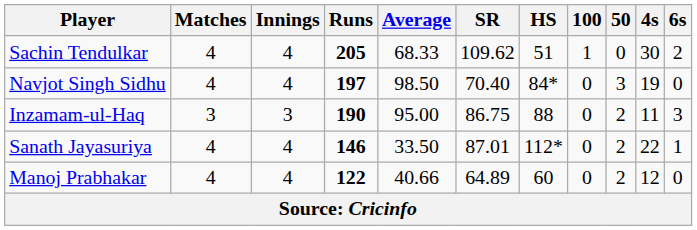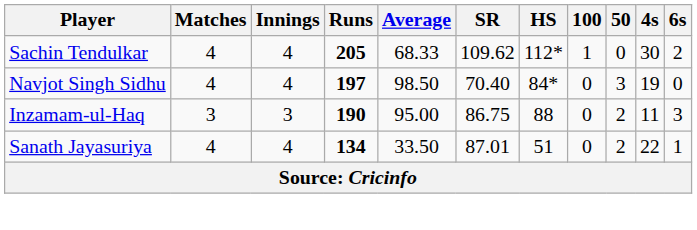(543, 51) 51 -> (543, 51) 112*
(351, 146) 146 -> (351, 146) 134
(543, 146) 112* -> (543, 146) 51
- row: (78, 177)
